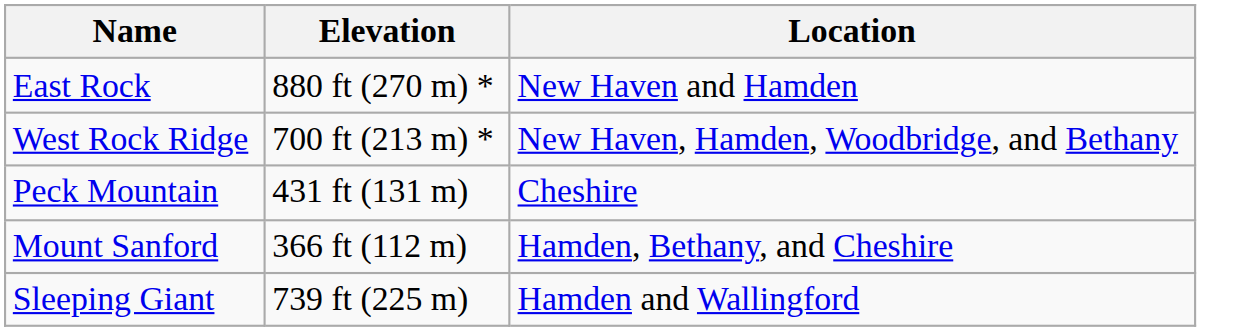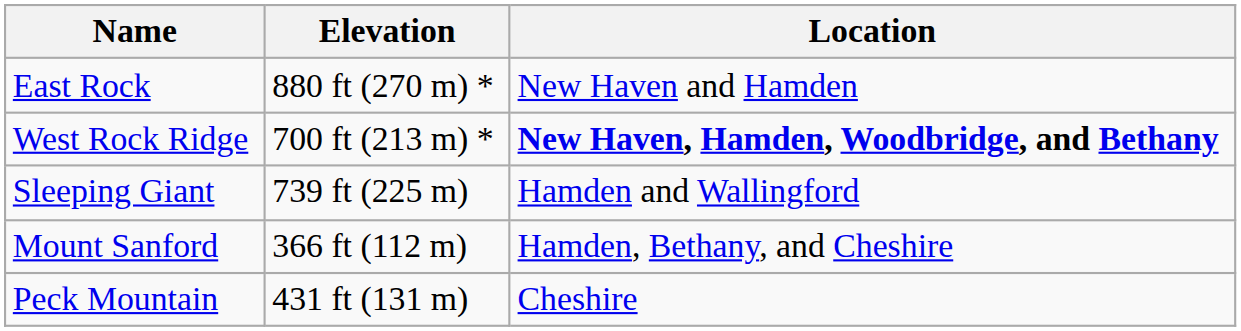(852, 138) normal -> (872, 138) bold
rows swapped: (114, 298) <-> (116, 191)
